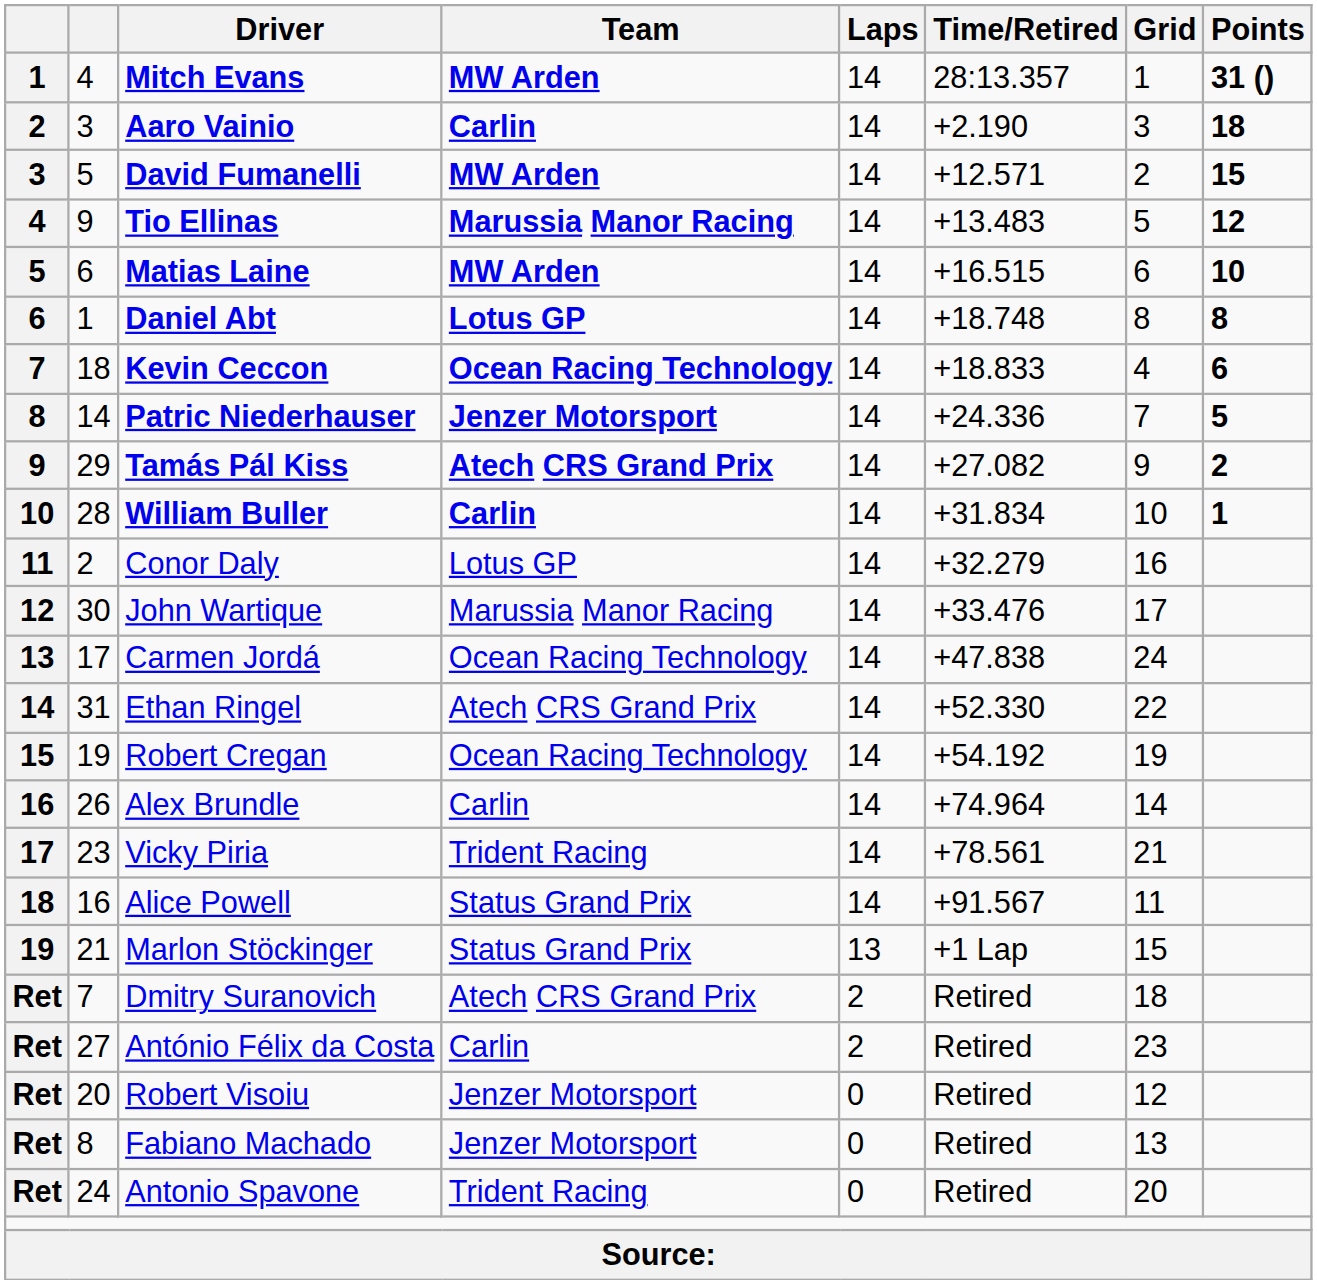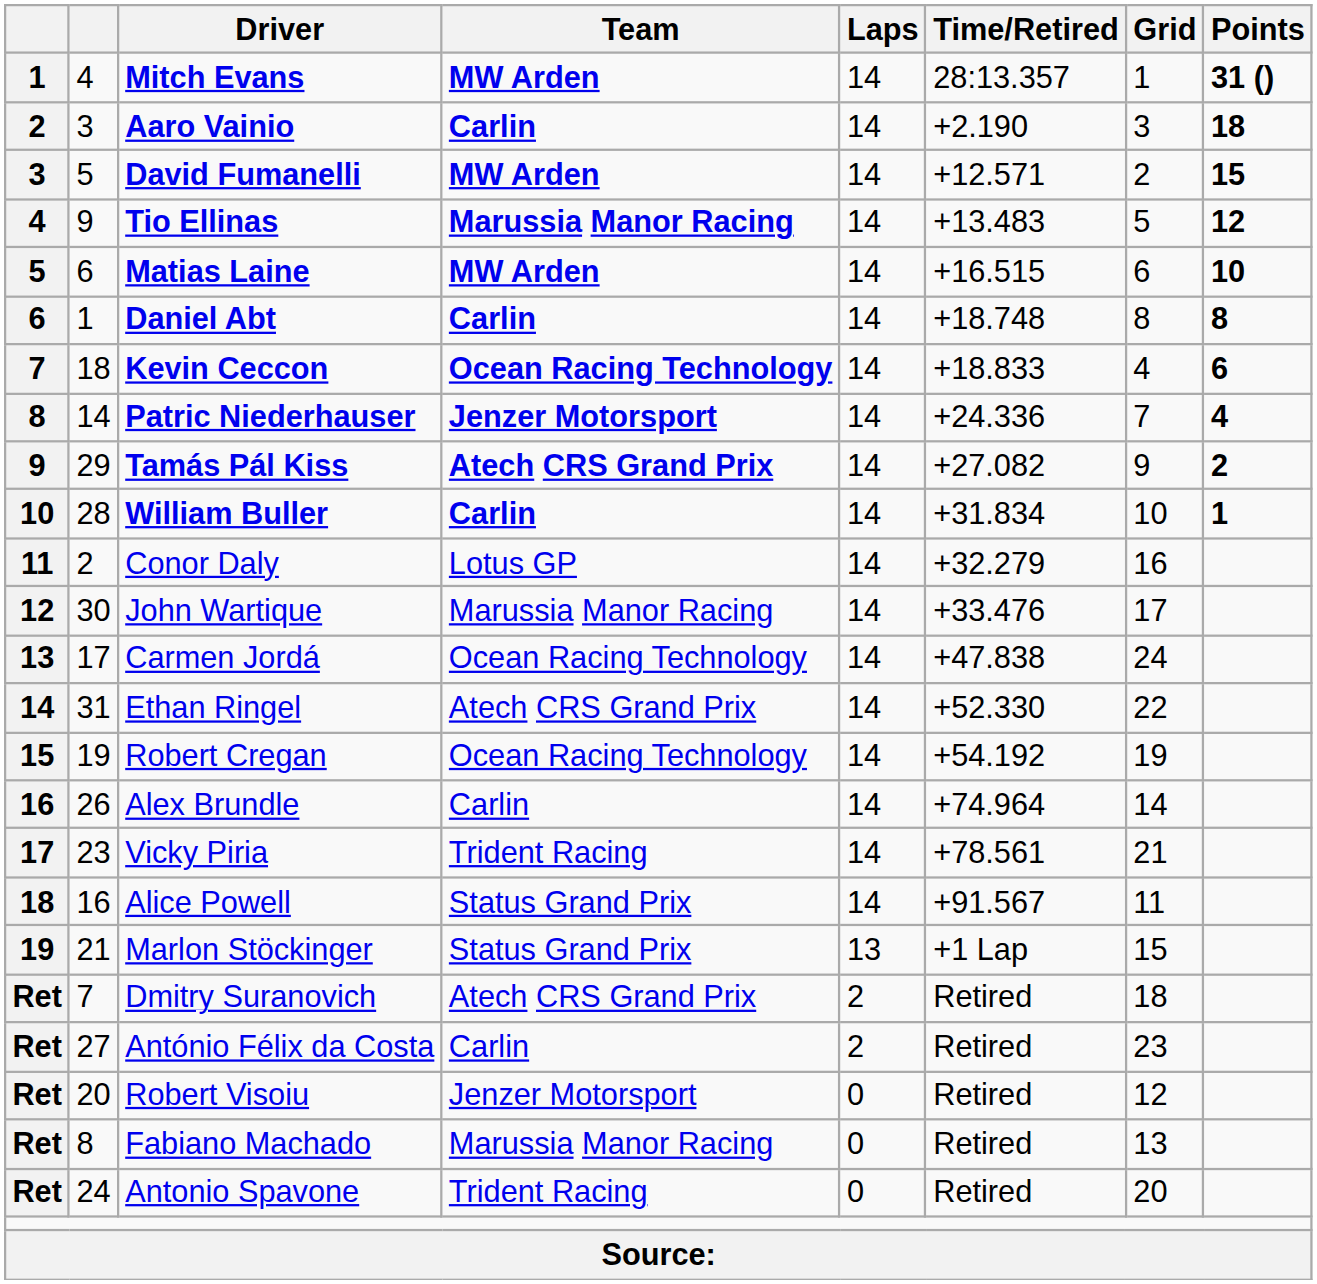(517, 320) Lotus GP -> (492, 320) Carlin
(1220, 417) 5 -> (1220, 417) 4
(573, 1143) Jenzer Motorsport -> (611, 1143) Marussia Manor Racing
